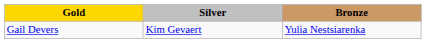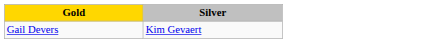- column: (352, 13)
